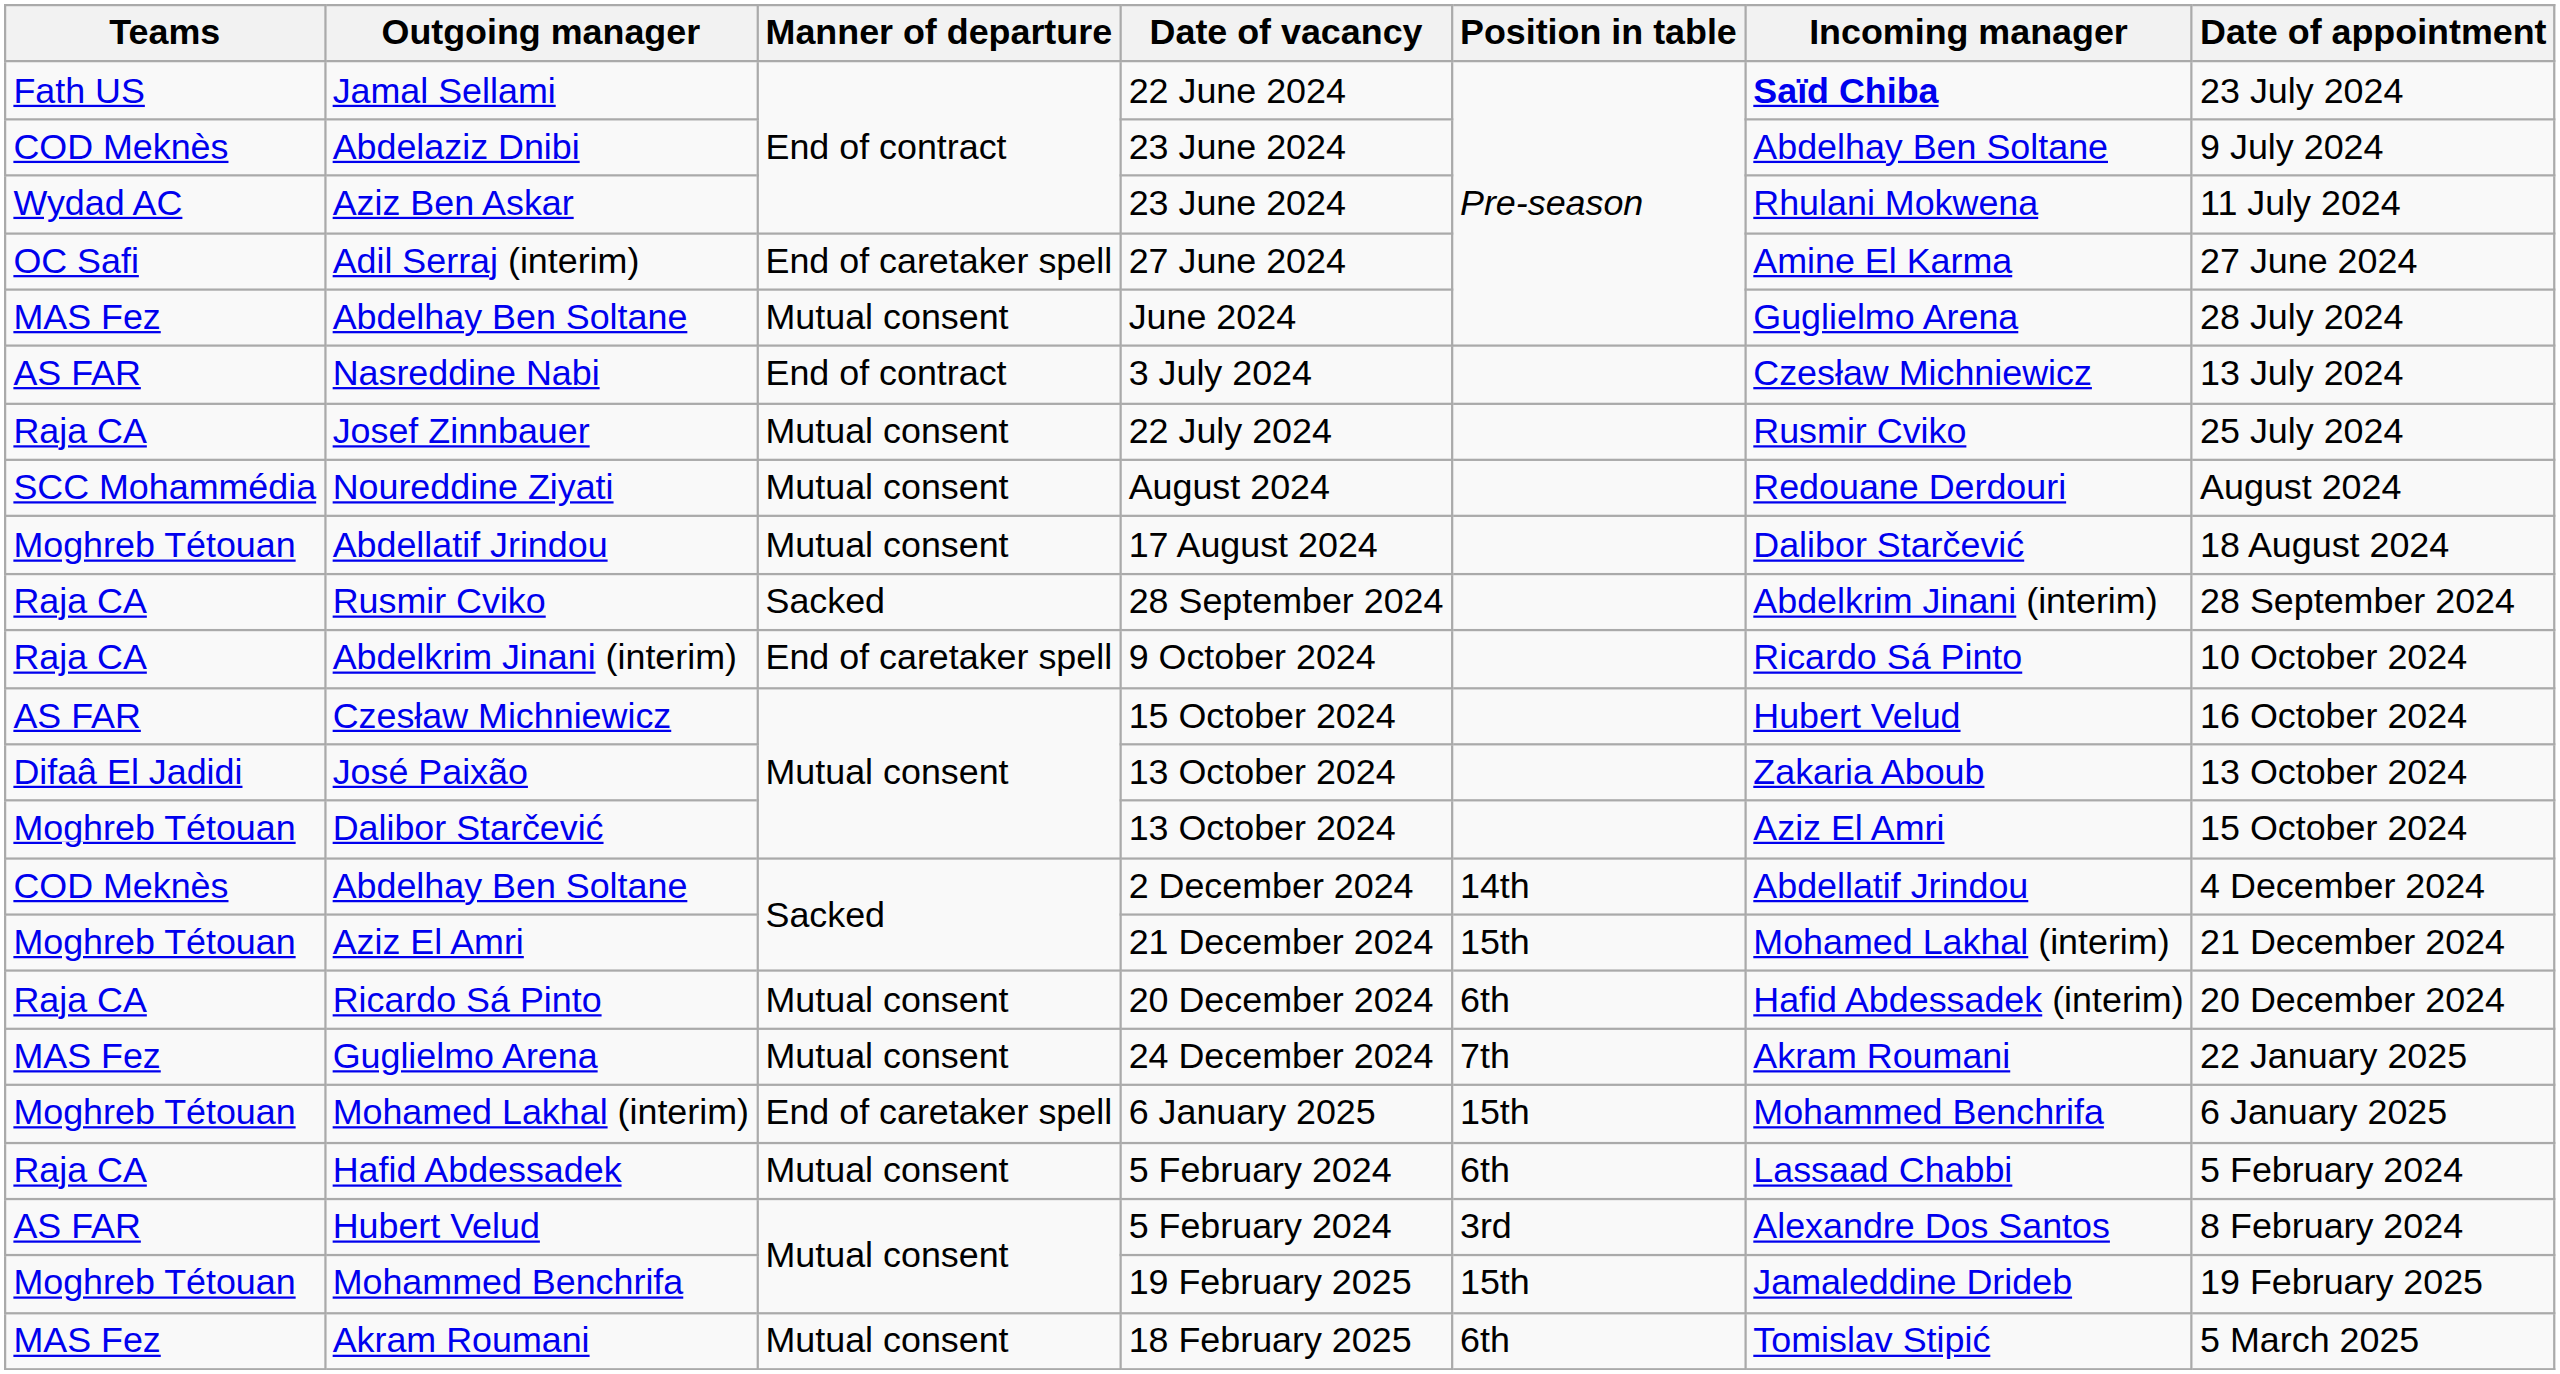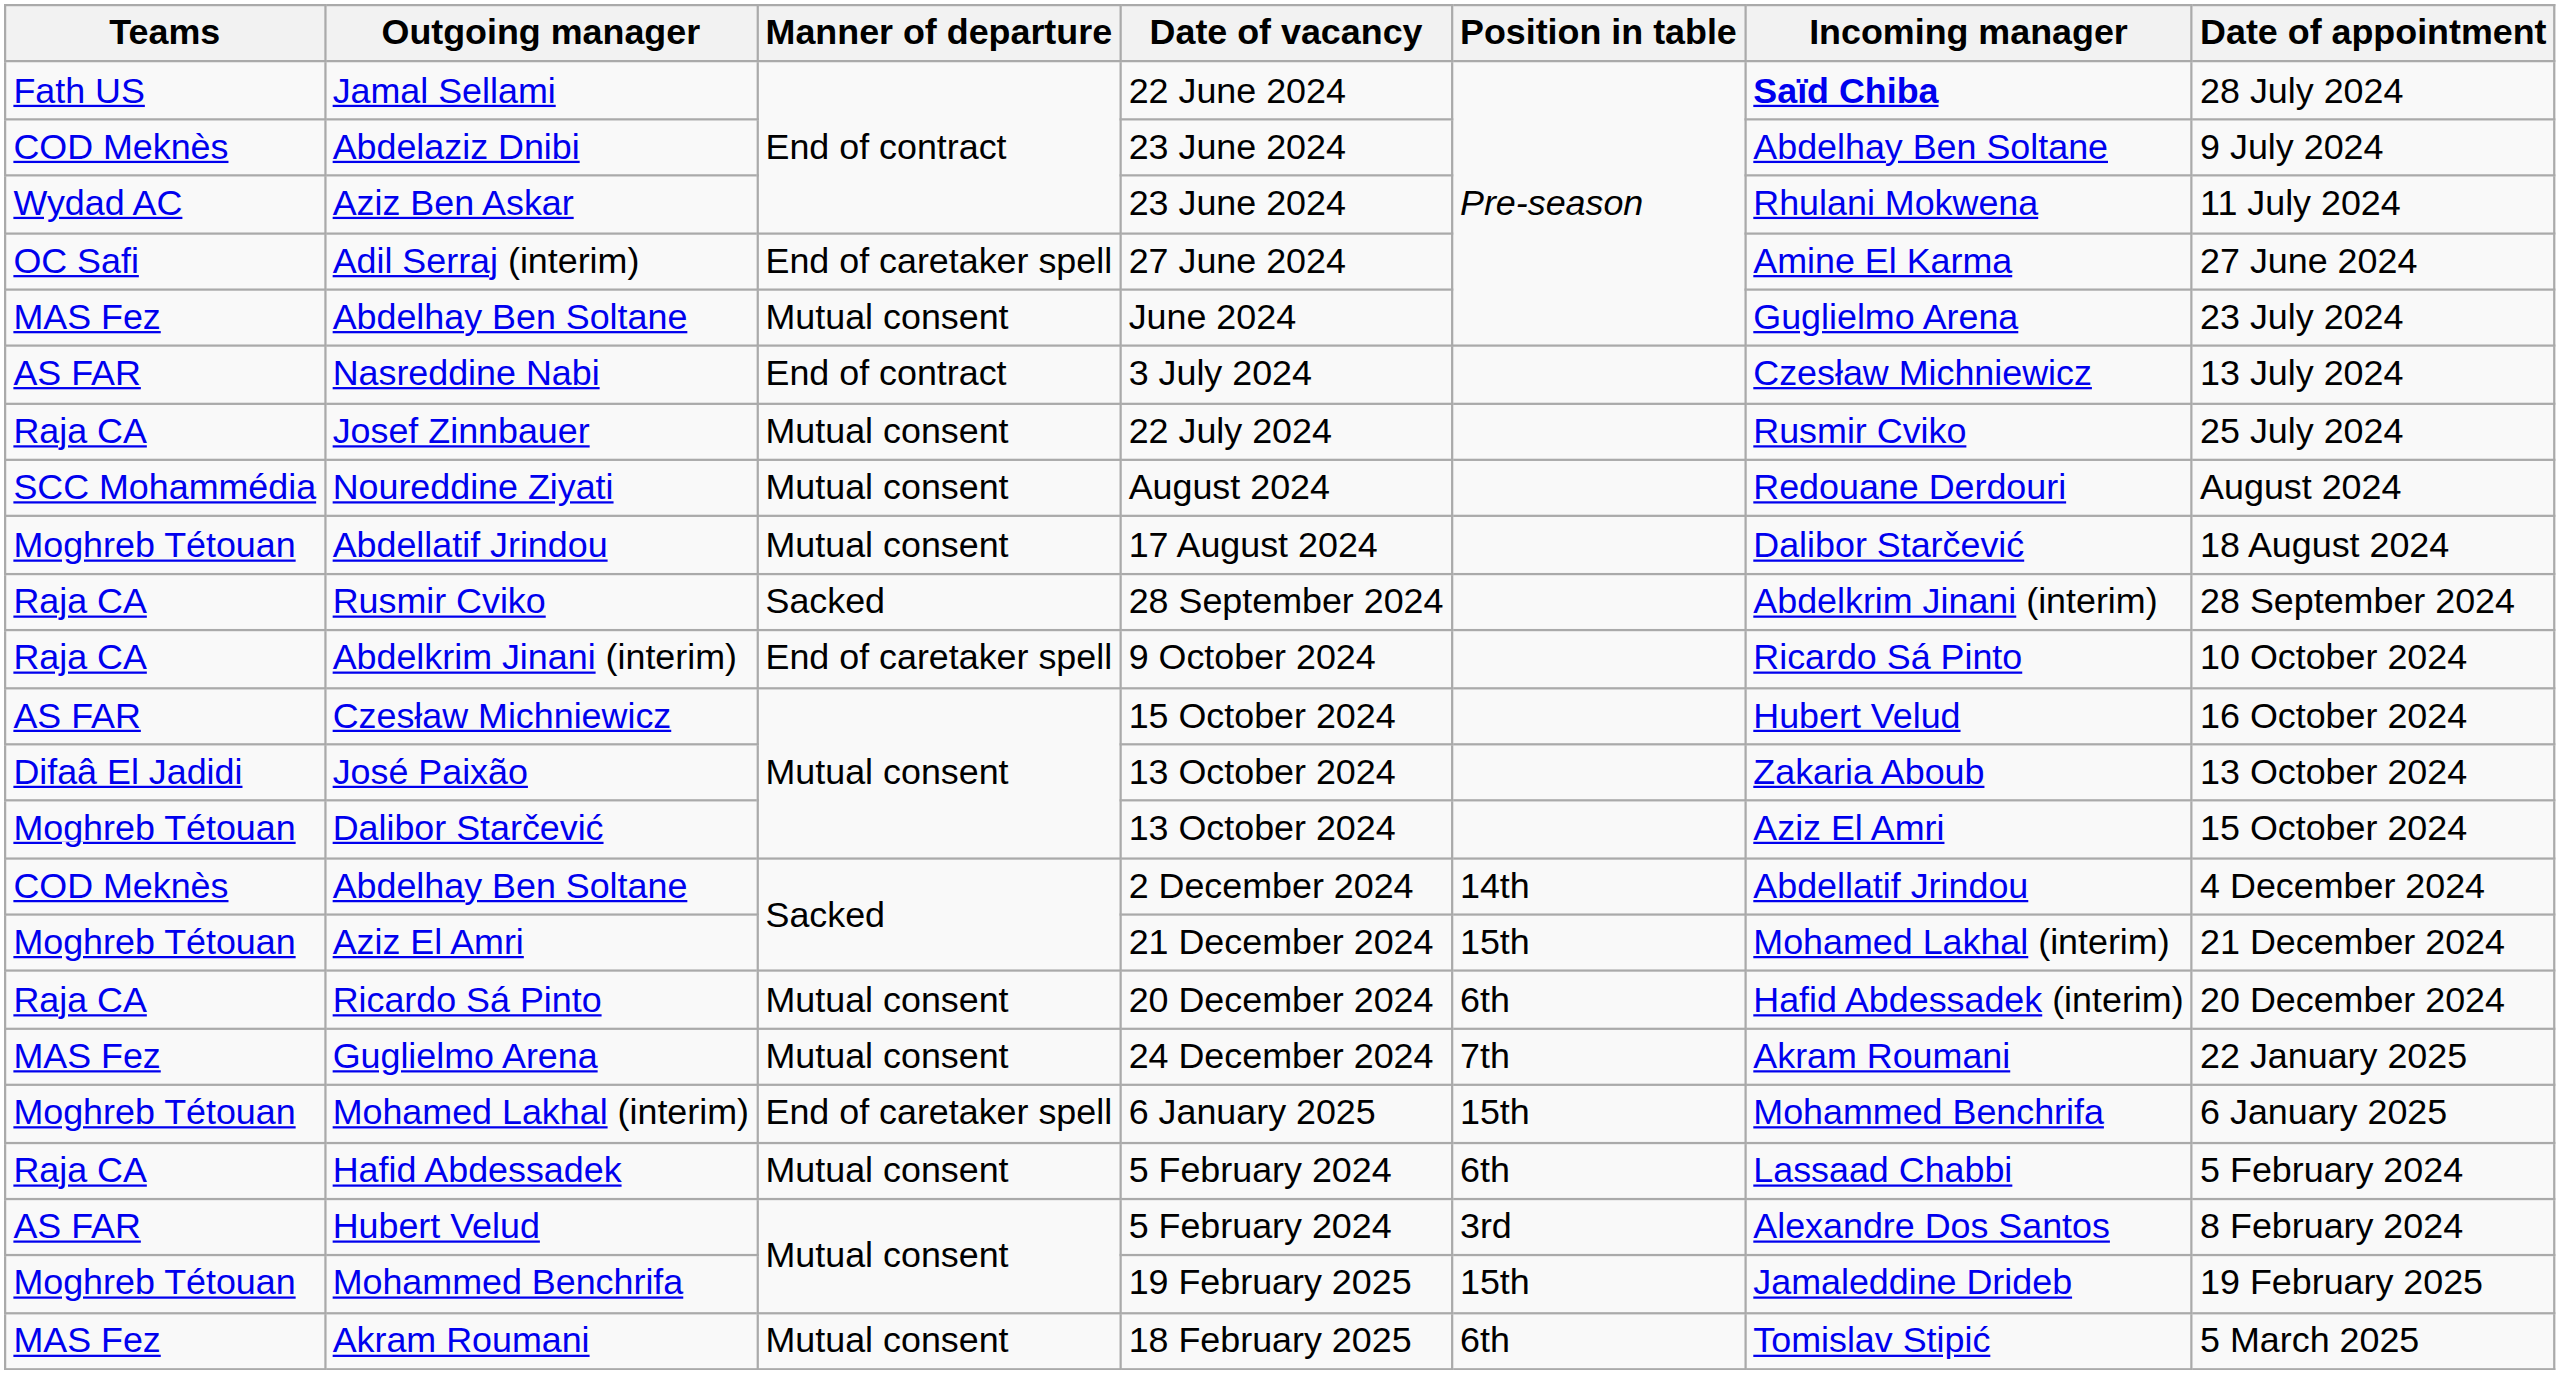(2302, 89) 23 July 2024 -> (2302, 89) 28 July 2024
(2302, 317) 28 July 2024 -> (2302, 317) 23 July 2024
